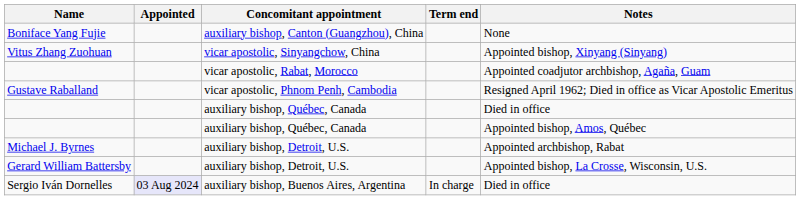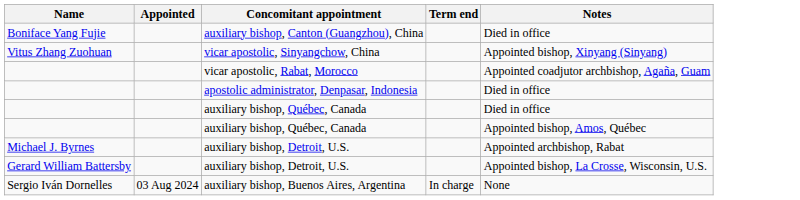(497, 33) None -> (517, 33) Died in office
- row: (53, 90)
+ row: (69, 90)
(168, 185) lavender background -> (168, 185) no background
(517, 185) Died in office -> (497, 185) None
